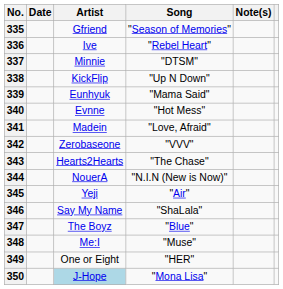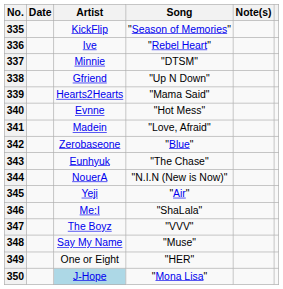(90, 29) Gfriend -> (90, 29) KickFlip
(90, 78) KickFlip -> (90, 78) Gfriend
(90, 95) Eunhyuk -> (90, 95) Hearts2Hearts
(179, 144) "VVV" -> (179, 144) "Blue"
(90, 161) Hearts2Hearts -> (90, 161) Eunhyuk
(90, 210) Say My Name -> (90, 210) Me:I
(179, 227) "Blue" -> (179, 227) "VVV"
(90, 243) Me:I -> (90, 243) Say My Name
